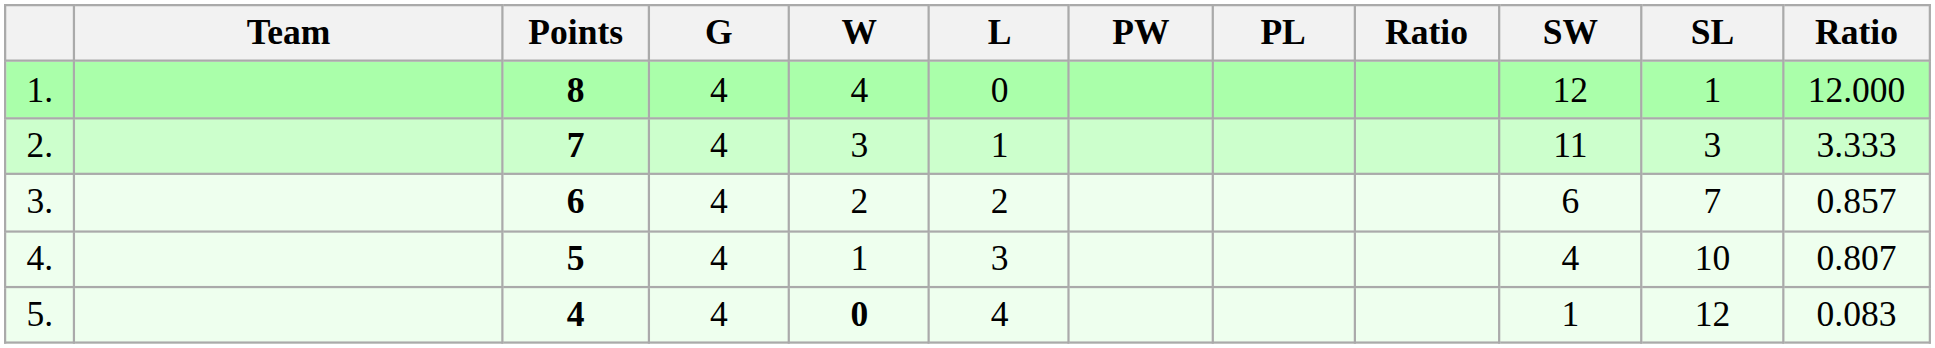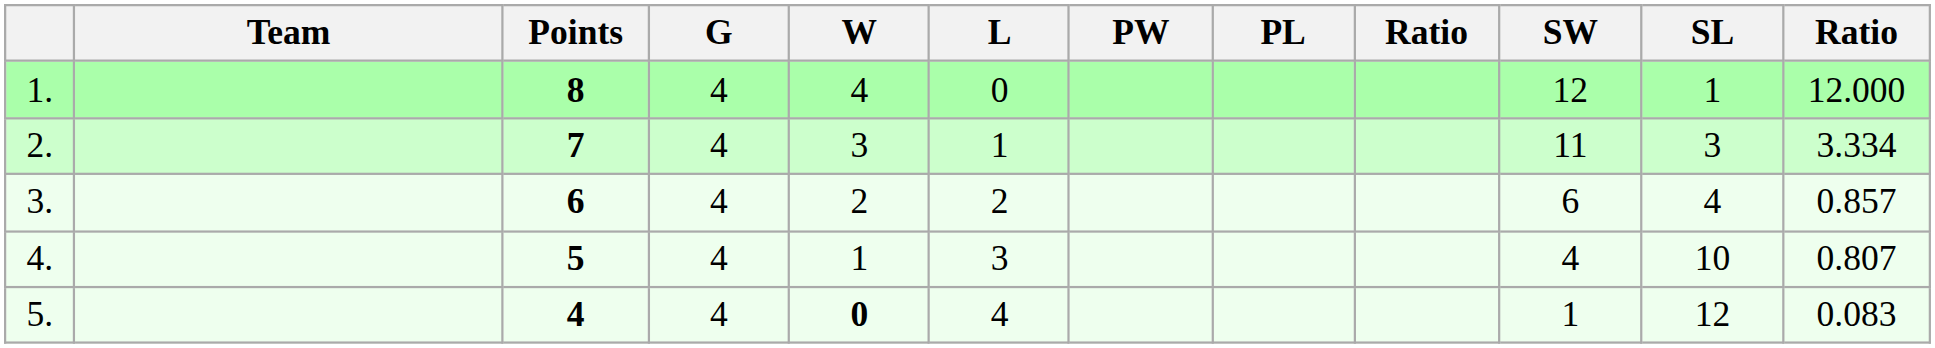(1857, 145) 3.333 -> (1857, 145) 3.334
(1712, 201) 7 -> (1712, 201) 4
